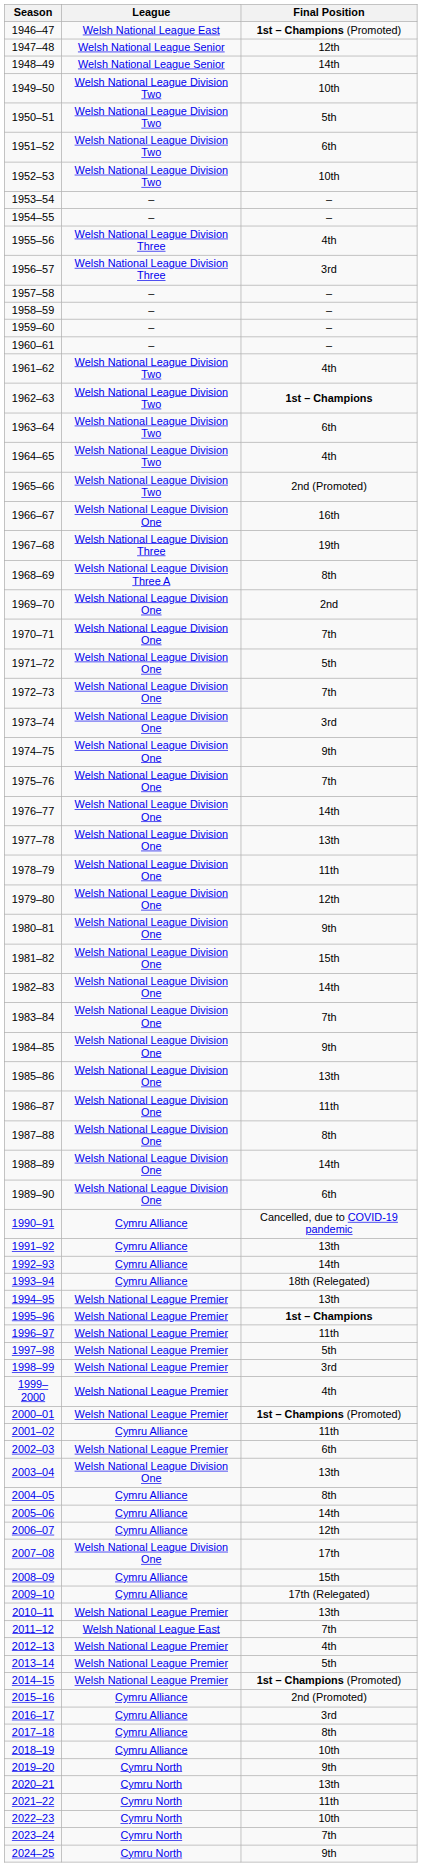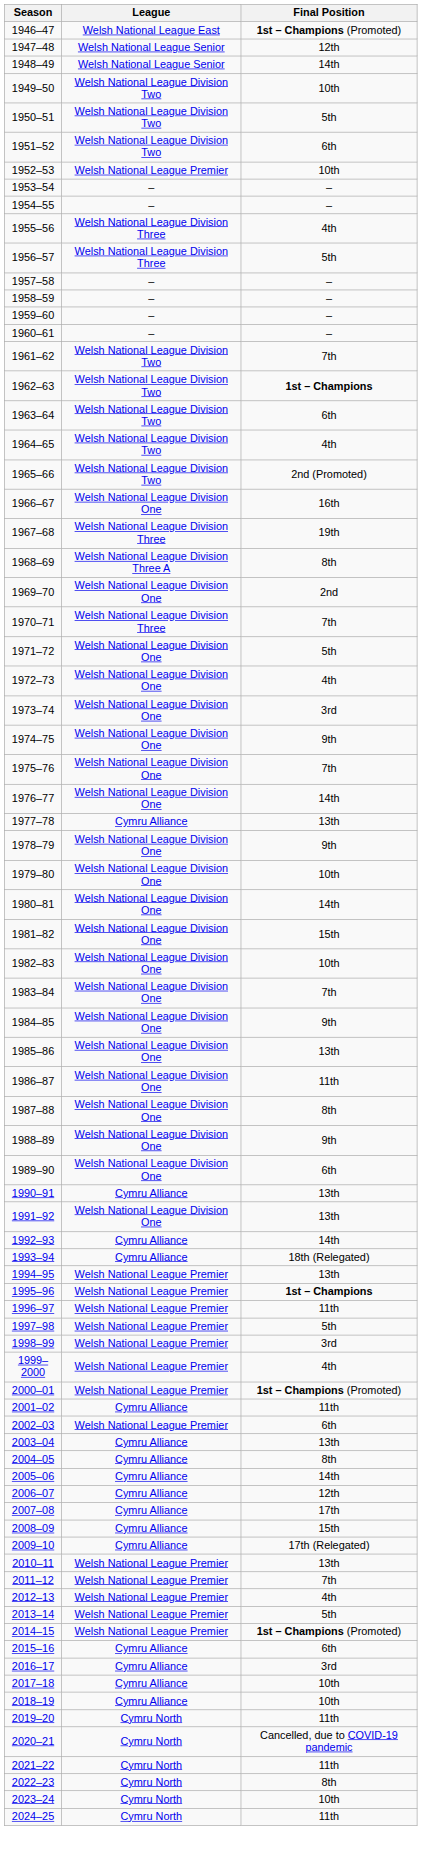(151, 176) Welsh National League Division Two -> (151, 170) Welsh National League Premier
(329, 270) 3rd -> (329, 258) 5th
(329, 368) 4th -> (329, 356) 7th
(151, 634) Welsh National League Division One -> (151, 621) Welsh National League Division Three
(329, 693) 7th -> (329, 680) 4th
(151, 840) Welsh National League Division One -> (151, 822) Cymru Alliance
(329, 870) 11th -> (329, 845) 9th
(329, 899) 12th -> (329, 875) 10th
(329, 929) 9th -> (329, 904) 14th
(329, 988) 14th -> (329, 963) 10th
(329, 1165) 14th -> (329, 1140) 9th
(329, 1224) Cancelled, due to COVID-19 pandemic -> (329, 1193) 13th
(151, 1247) Cymru Alliance -> (151, 1216) Welsh National League Division One
(151, 1472) Welsh National League Division One -> (151, 1442) Cymru Alliance
(151, 1554) Welsh National League Division One -> (151, 1511) Cymru Alliance
(151, 1629) Welsh National League East -> (151, 1580) Welsh National League Premier
(329, 1698) 2nd (Promoted) -> (329, 1649) 6th
(329, 1732) 8th -> (329, 1683) 10th
(329, 1767) 9th -> (329, 1718) 11th
(329, 1784) 13th -> (329, 1741) Cancelled, due to COVID-19 pandemic
(329, 1819) 10th -> (329, 1782) 8th
(329, 1836) 7th -> (329, 1799) 10th
(329, 1853) 9th -> (329, 1816) 11th
